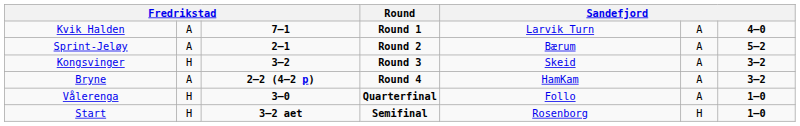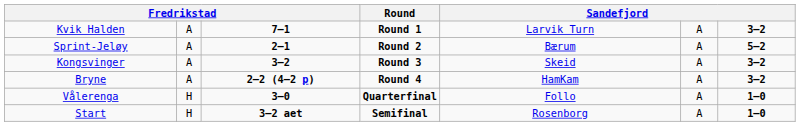(756, 30) 4–0 -> (756, 30) 3–2
(189, 63) H -> (189, 63) A
(699, 113) H -> (699, 113) A
